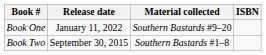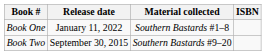(182, 27) Southern Bastards #9–20 -> (182, 27) Southern Bastards #1–8
(182, 43) Southern Bastards #1–8 -> (182, 43) Southern Bastards #9–20
